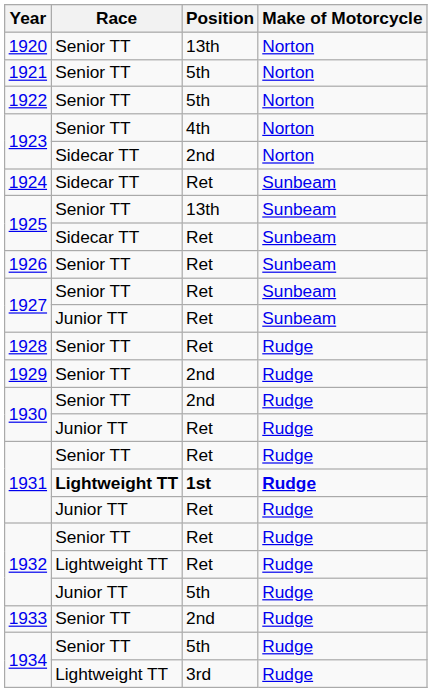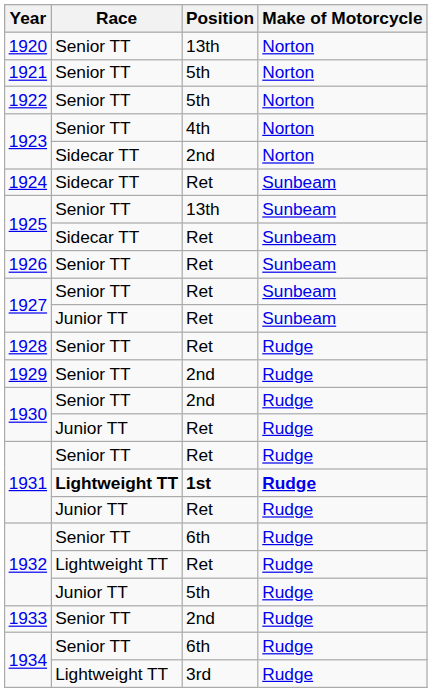(199, 537) Ret -> (198, 537) 6th
(198, 647) 5th -> (198, 647) 6th
